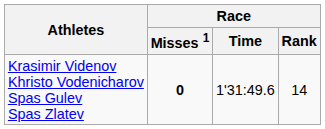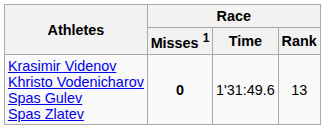(299, 90) 14 -> (299, 90) 13
